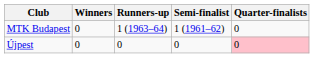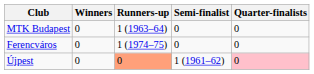(199, 28) 1 (1961–62) -> (177, 28) 0
+ row: (32, 45)
(119, 45) no background -> (119, 61) lightsalmon background
(177, 45) 0 -> (199, 61) 1 (1961–62)
